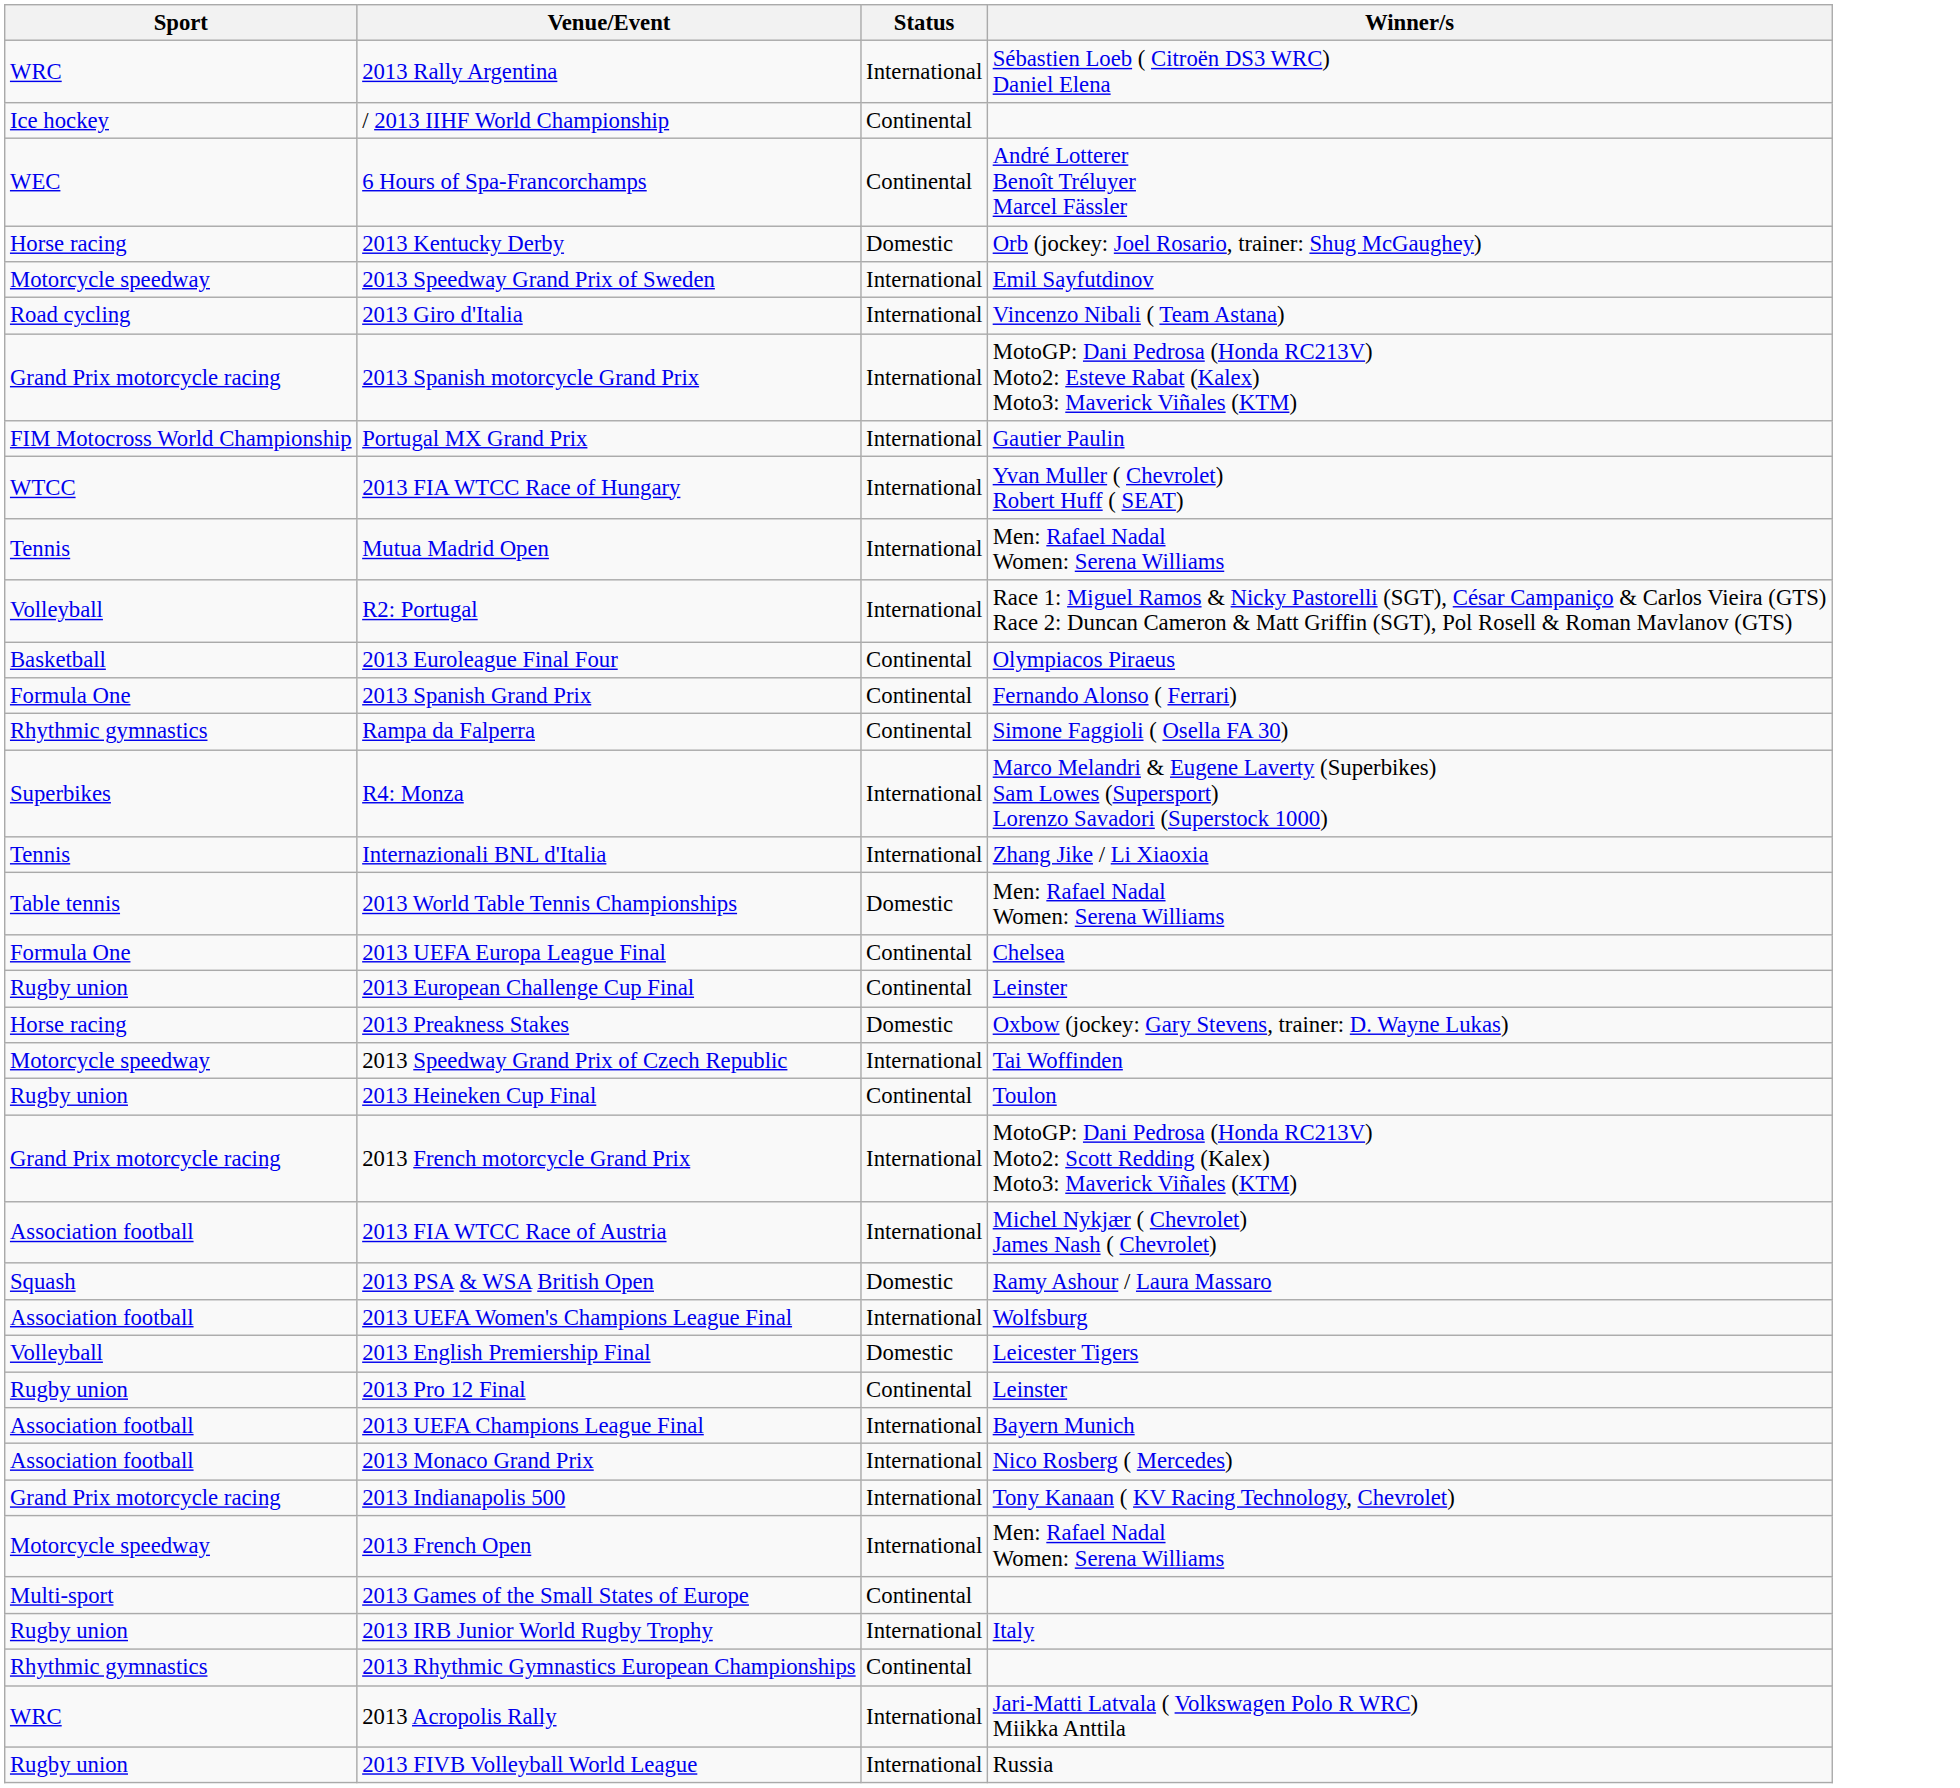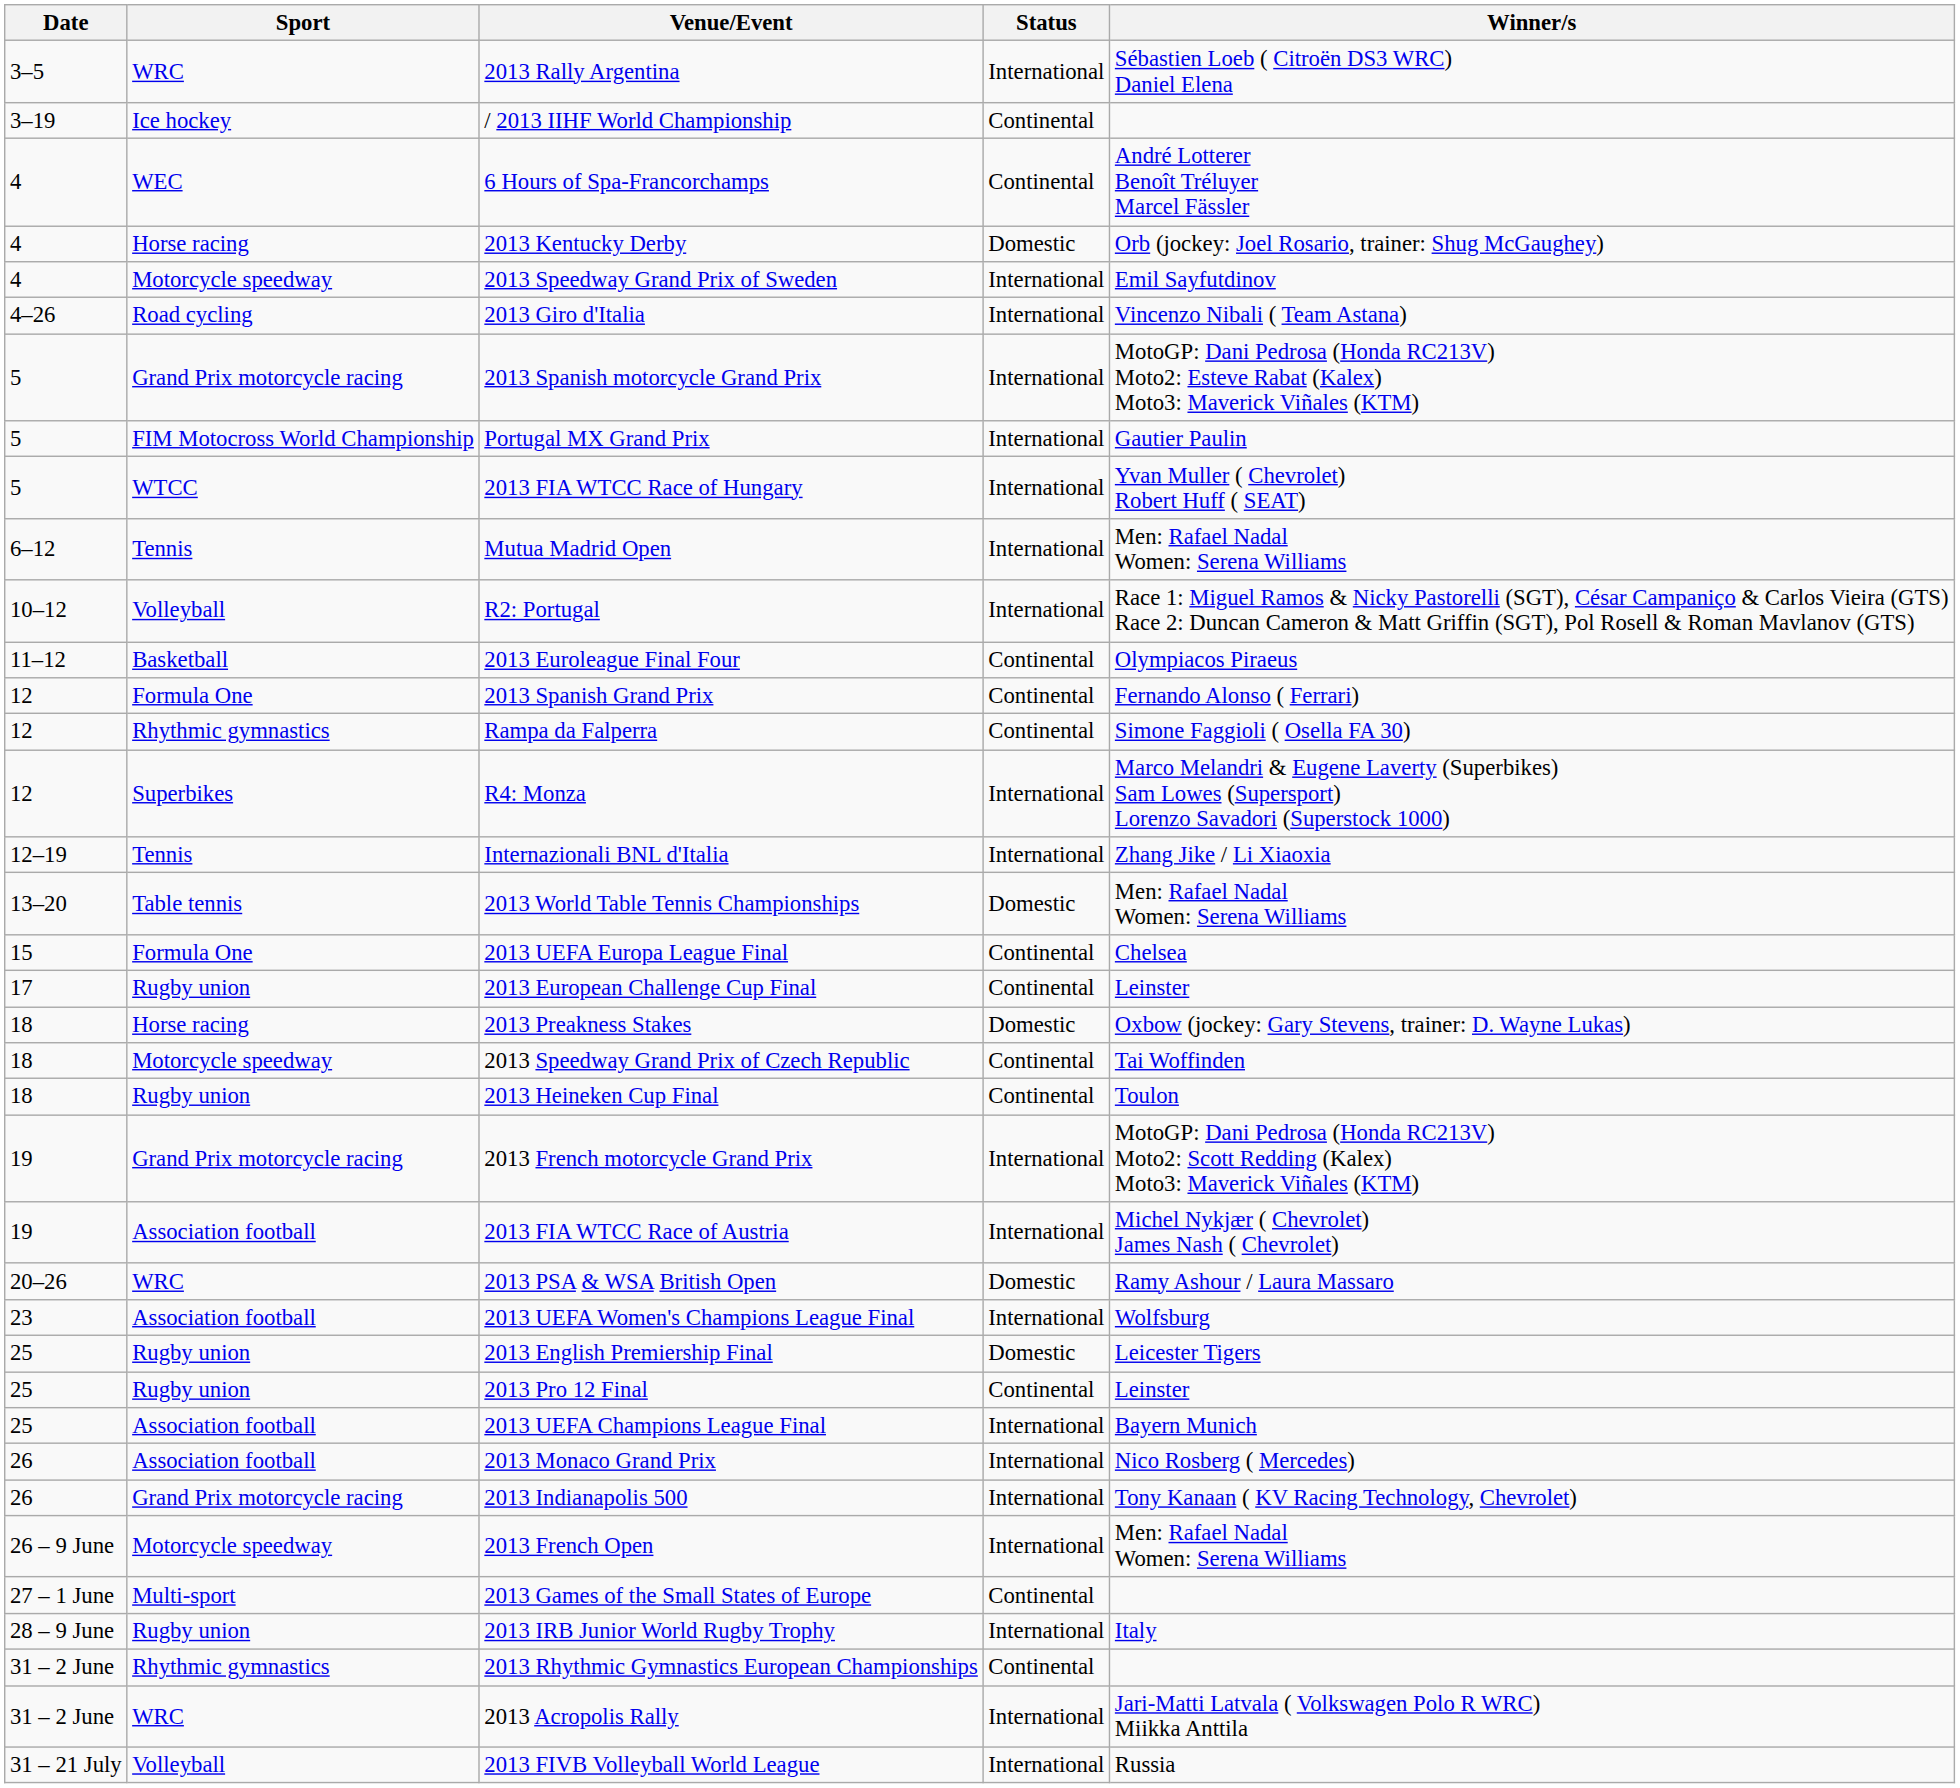+ column: (66, 22)
(924, 1060) International -> (1041, 1060) Continental
(43, 1281) Squash -> (158, 1281) WRC
(56, 1353) Volleyball -> (191, 1353) Rugby union
(69, 1764) Rugby union -> (179, 1764) Volleyball
